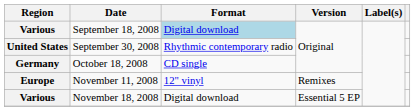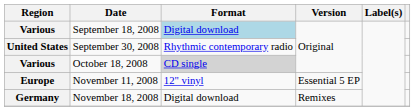(37, 64) Germany -> (37, 64) Various
(185, 64) no background -> (185, 64) lightgrey background
(317, 81) Remixes -> (329, 81) Essential 5 EP
(37, 98) Various -> (37, 98) Germany
(329, 98) Essential 5 EP -> (317, 98) Remixes
